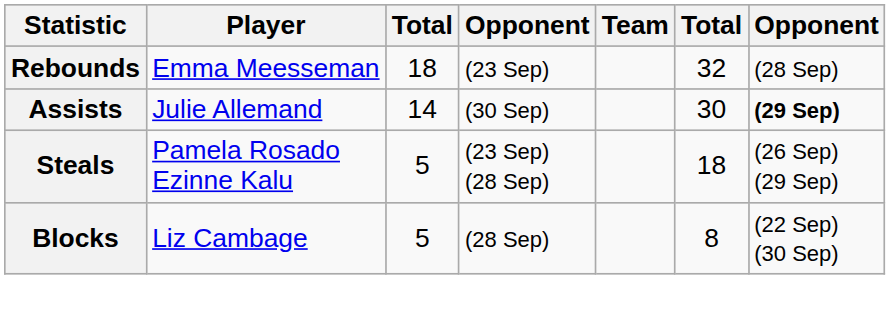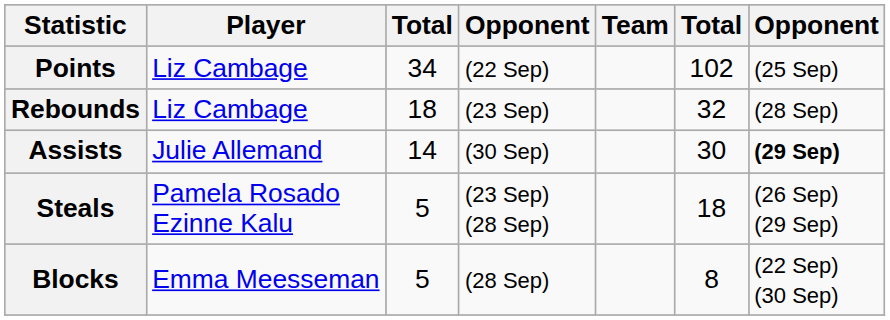+ row: (75, 67)
(266, 67) Emma Meesseman -> (230, 109) Liz Cambage
(230, 237) Liz Cambage -> (266, 279) Emma Meesseman
